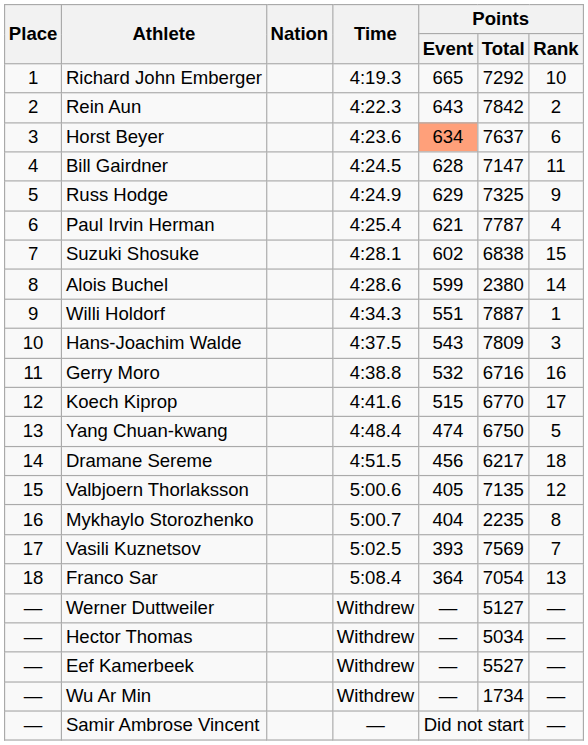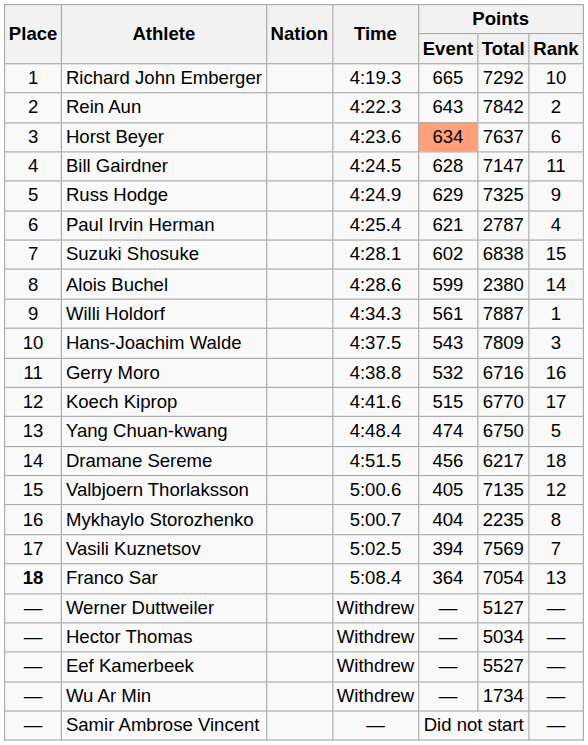(503, 225) 7787 -> (503, 225) 2787
(448, 313) 551 -> (448, 313) 561
(448, 549) 393 -> (448, 549) 394
(33, 578) normal -> (33, 578) bold
